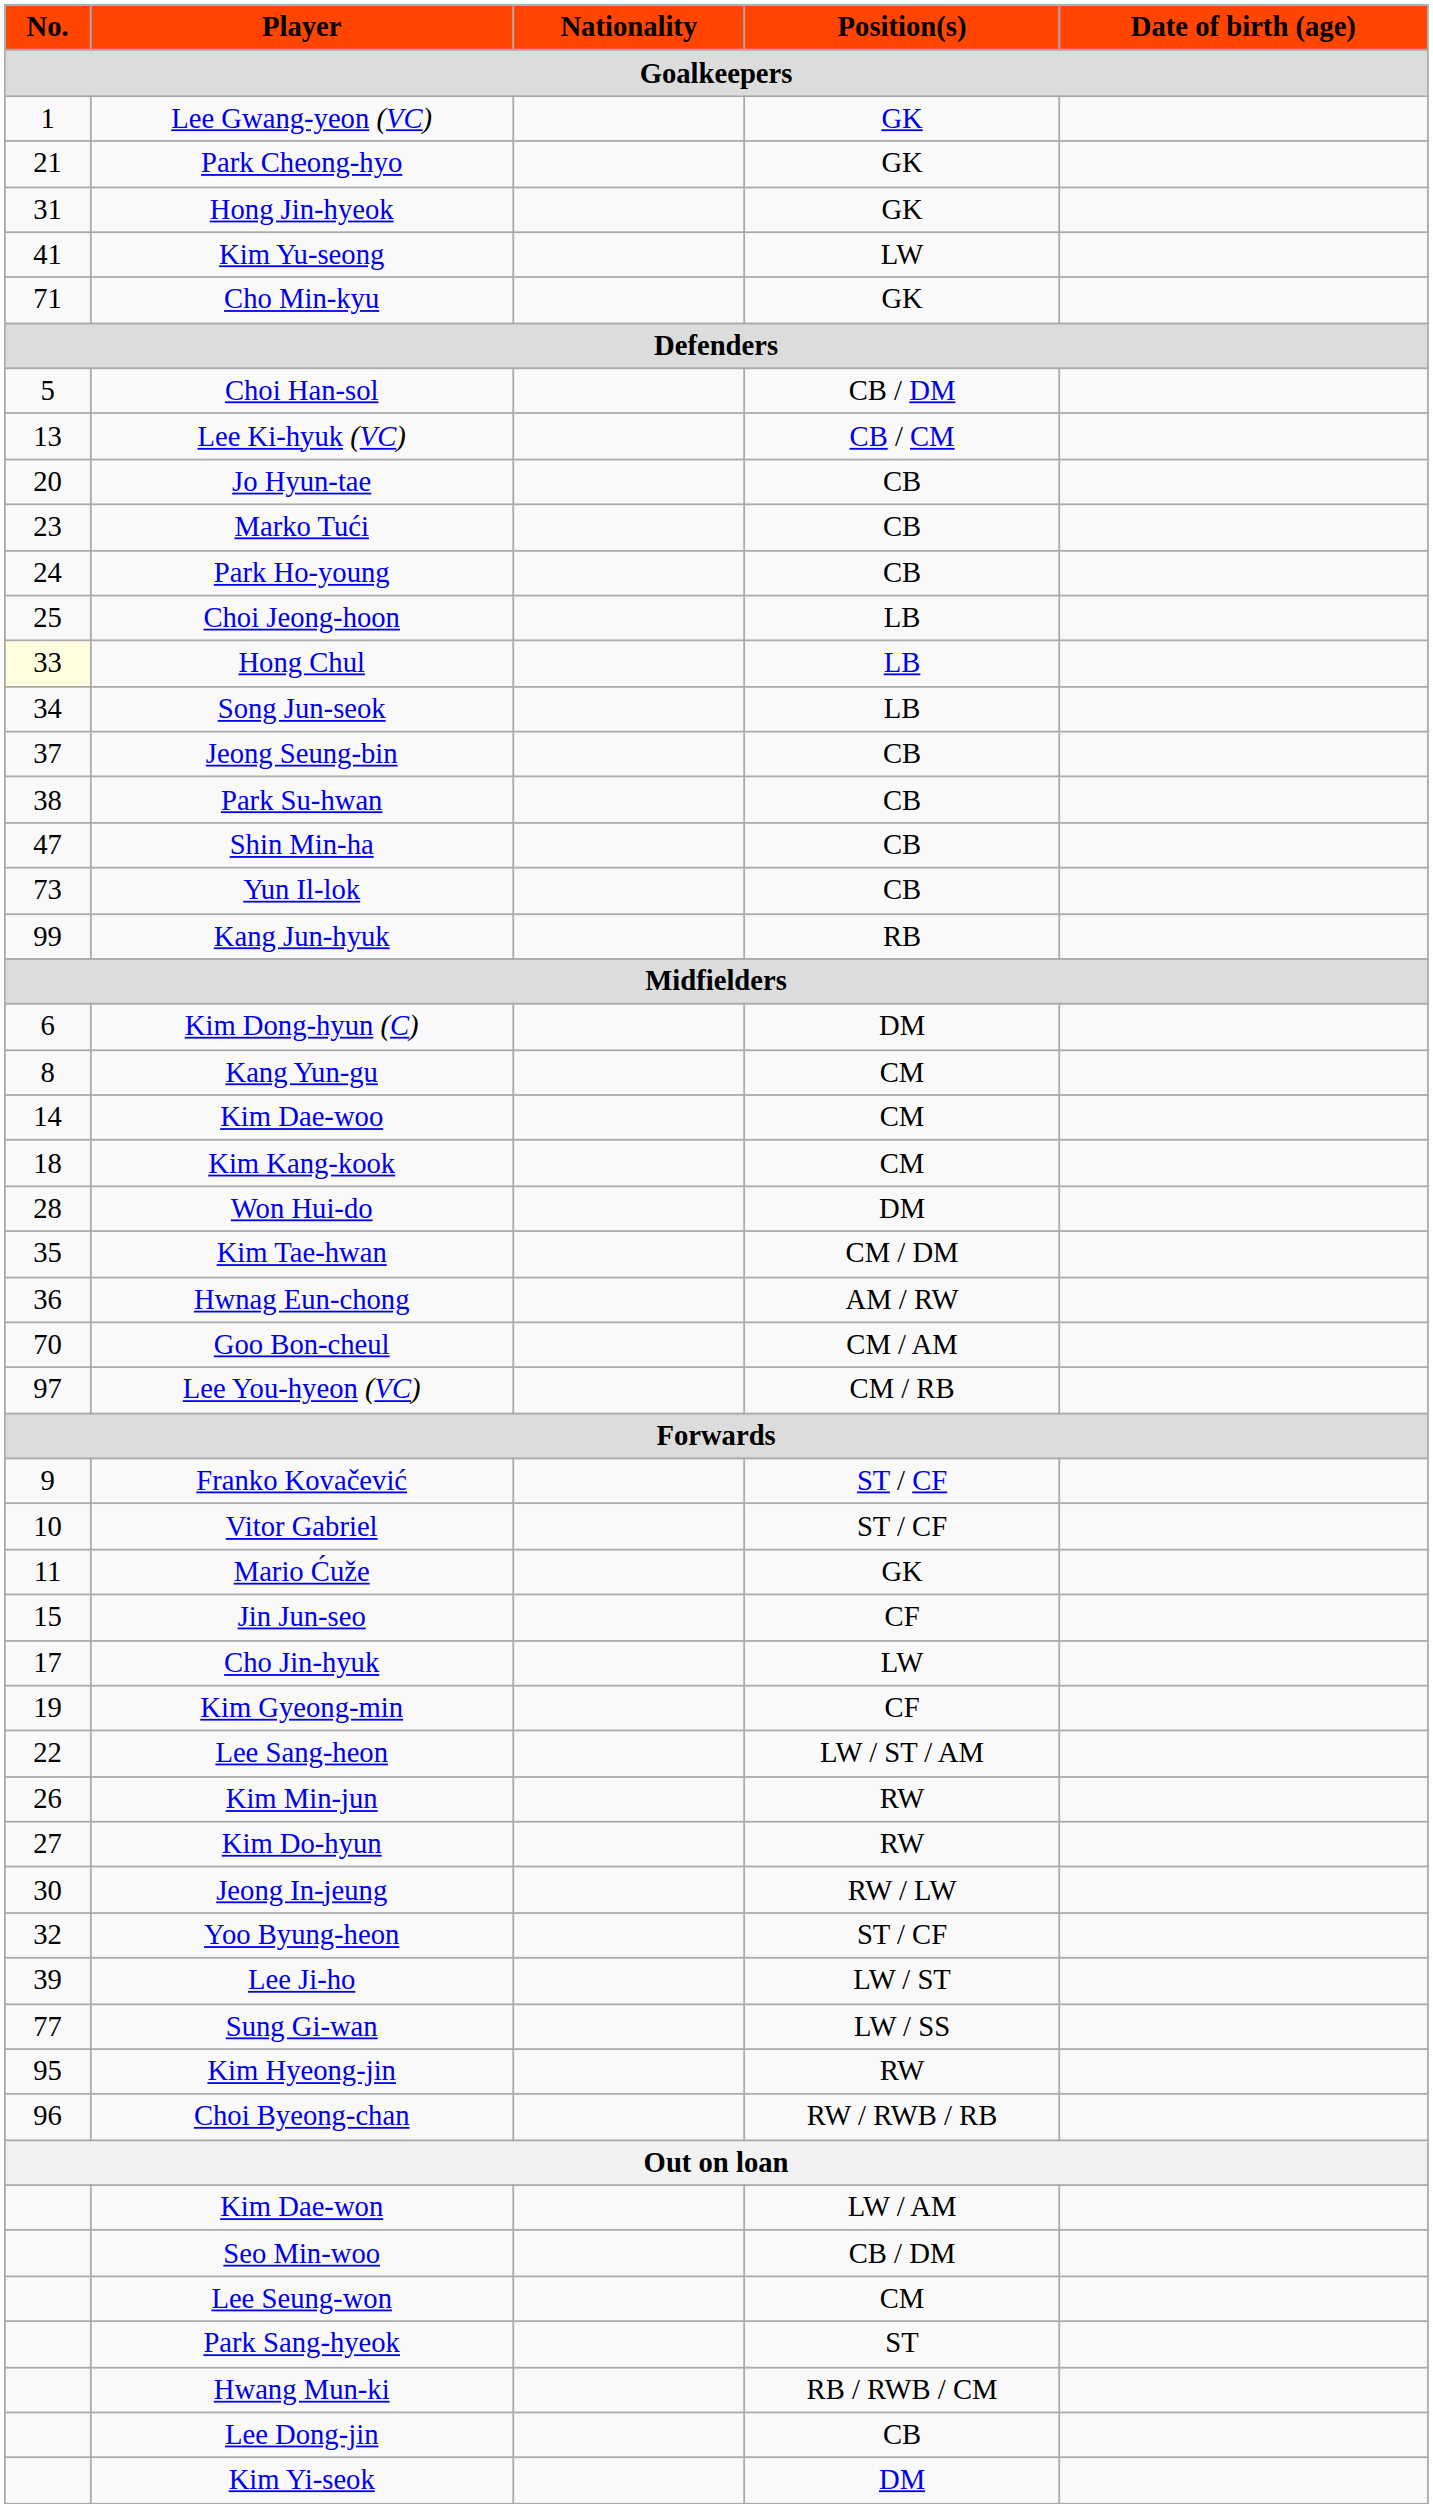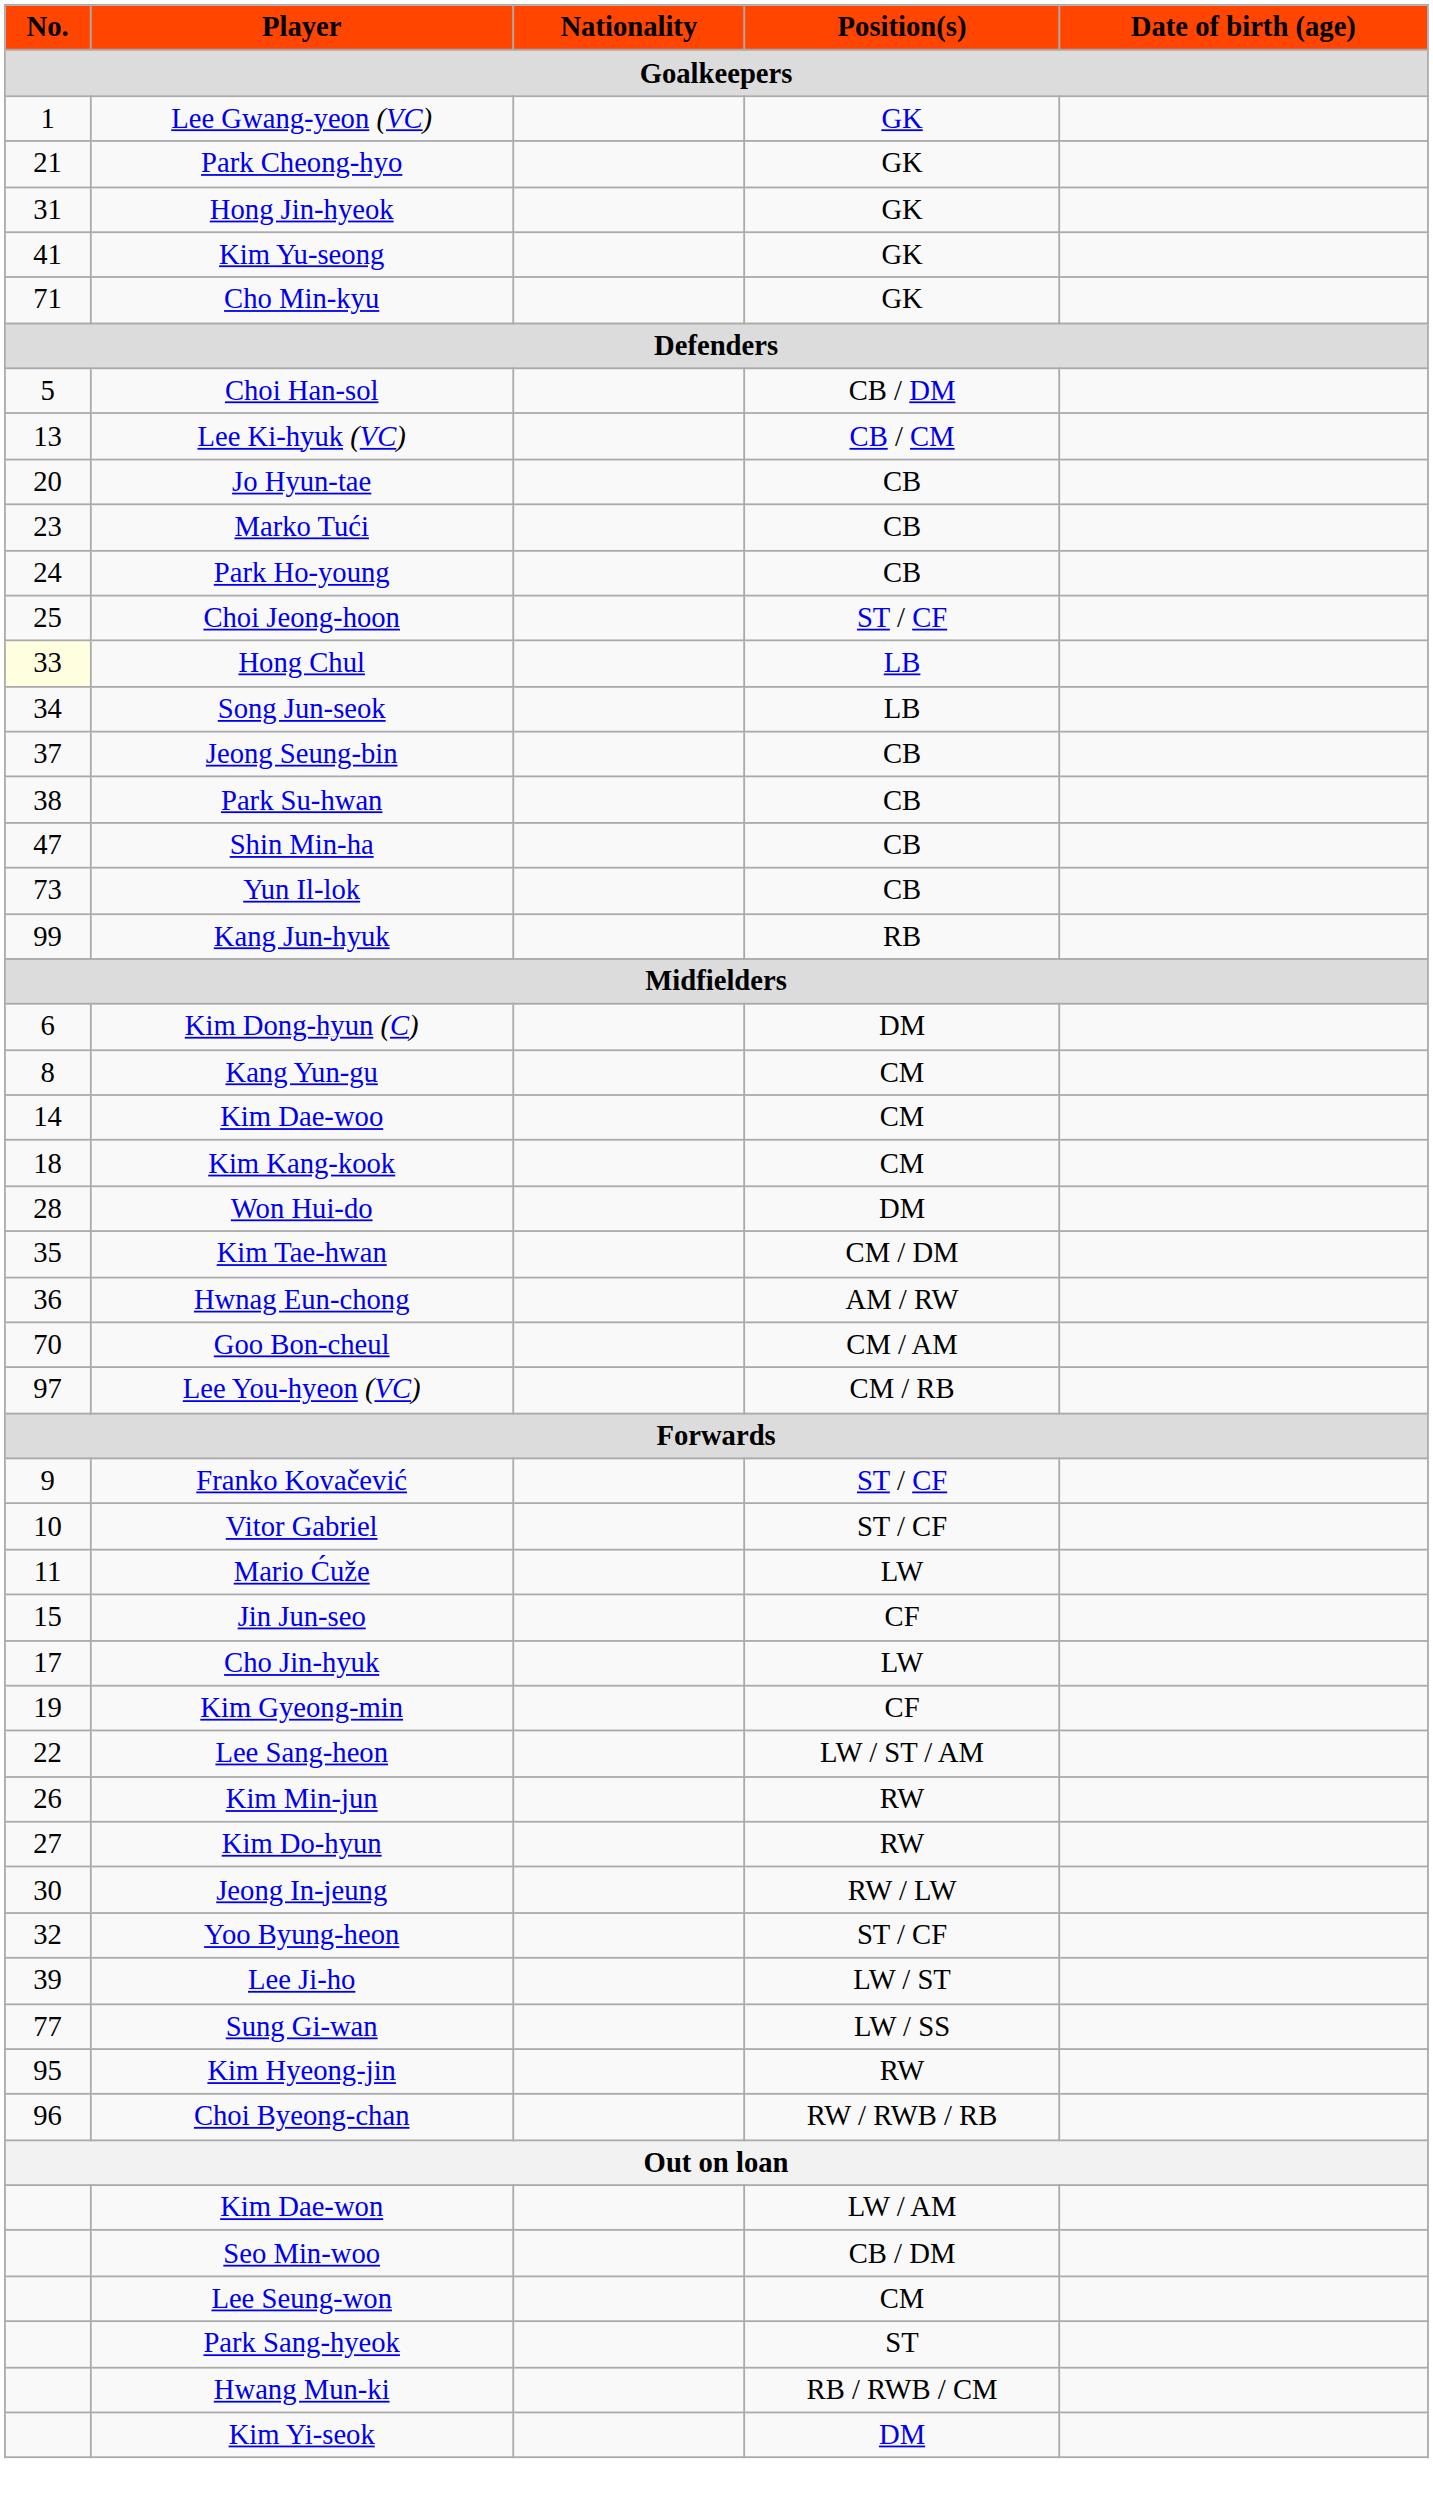(902, 254) LW -> (902, 254) GK
(902, 617) LB -> (902, 617) ST / CF
(902, 1571) GK -> (902, 1571) LW
- row: (302, 2434)
